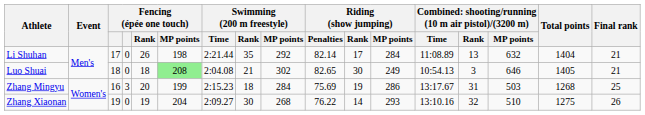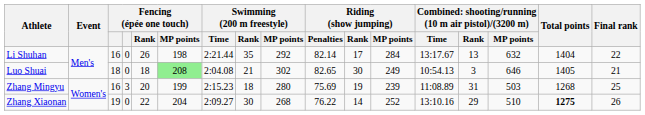(115, 55) 17 -> (115, 55) 16
(437, 55) 11:08.89 -> (437, 55) 13:17.67
(616, 55) 21 -> (616, 55) 22
(283, 87) 284 -> (283, 87) 280
(393, 87) 286 -> (393, 87) 239
(437, 87) 13:17.67 -> (437, 87) 11:08.89
(145, 102) 19 -> (145, 102) 22
(393, 102) 293 -> (393, 102) 252
(473, 102) 32 -> (473, 102) 29
(565, 102) normal -> (565, 102) bold
